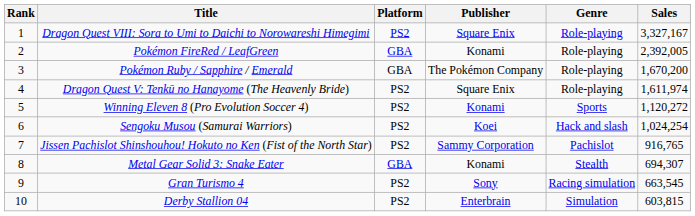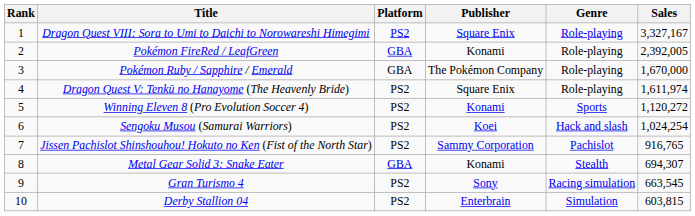(664, 70) 1,670,200 -> (664, 70) 1,670,000
